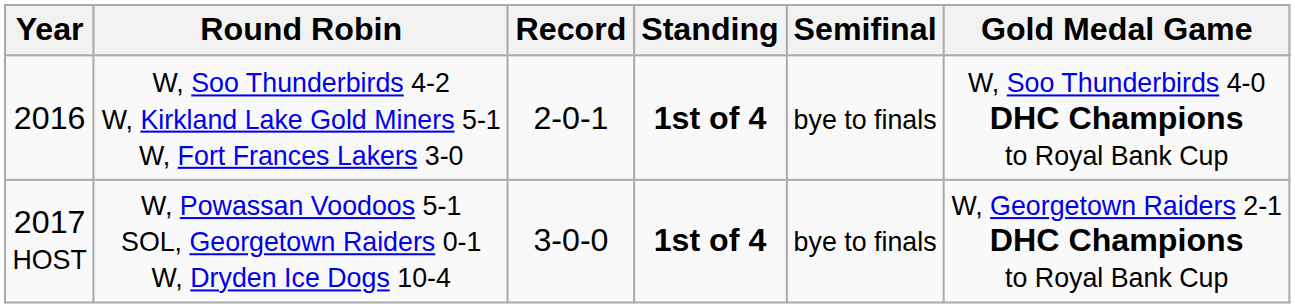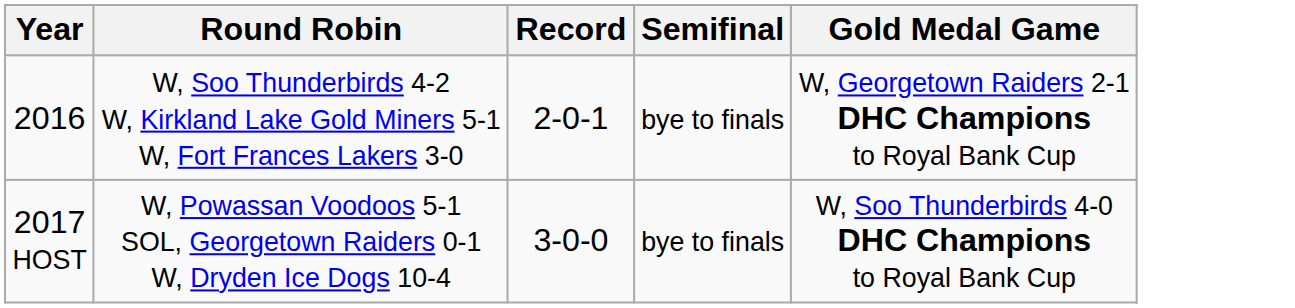- column: (710, 30)
(1117, 119) W, Soo Thunderbirds 4-0 DHC Champions to Royal Bank Cup -> (964, 119) W, Georgetown Raiders 2-1 DHC Champions to Royal Bank Cup
(1117, 242) W, Georgetown Raiders 2-1 DHC Champions to Royal Bank Cup -> (964, 242) W, Soo Thunderbirds 4-0 DHC Champions to Royal Bank Cup
